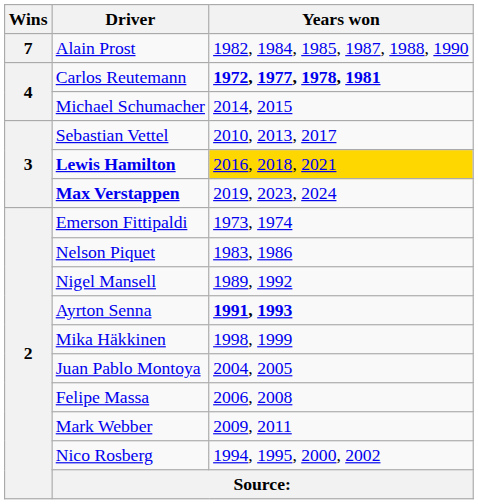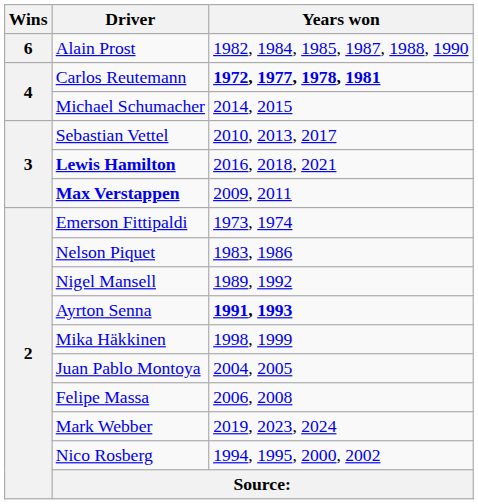(28, 48) 7 -> (28, 48) 6
(275, 164) gold background -> (275, 164) no background
(275, 193) 2019, 2023, 2024 -> (252, 193) 2009, 2011
(252, 426) 2009, 2011 -> (275, 426) 2019, 2023, 2024
